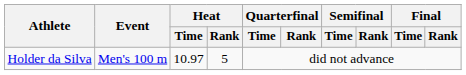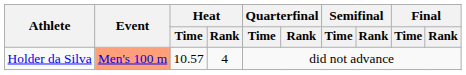(133, 58) no background -> (133, 58) lightsalmon background
(189, 58) 10.97 -> (189, 58) 10.57
(225, 58) 5 -> (225, 58) 4
